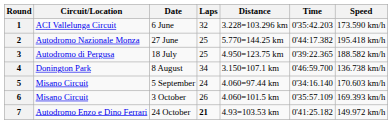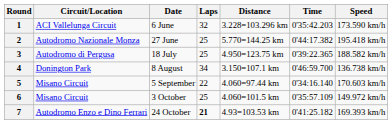(204, 83) 24 -> (204, 83) 22
(204, 97) 26 -> (204, 97) 25
(361, 97) 169.393 km/h -> (361, 97) 149.972 km/h
(361, 111) 149.972 km/h -> (361, 111) 169.393 km/h
